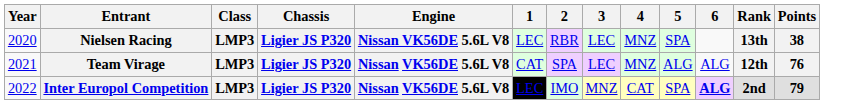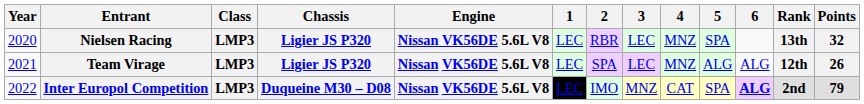(797, 40) 38 -> (837, 40) 32
(530, 64) CAT -> (570, 64) LEC
(797, 64) 76 -> (837, 64) 26
(306, 88) Ligier JS P320 -> (326, 88) Duqueine M30 – D08
